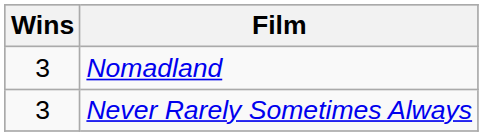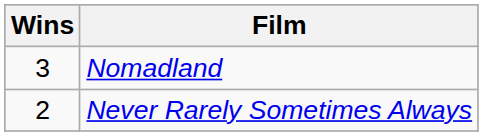(43, 109) 3 -> (43, 109) 2
